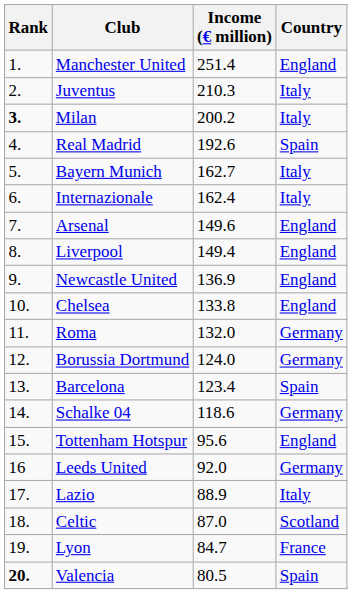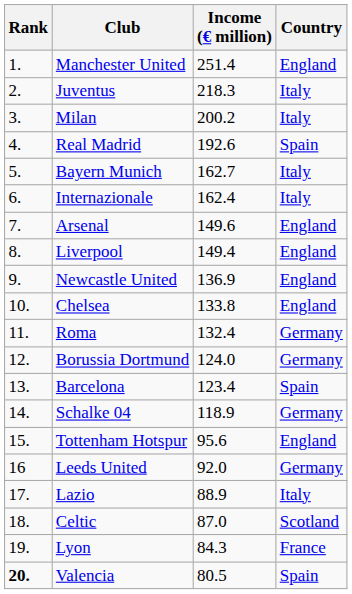(216, 90) 210.3 -> (216, 90) 218.3
(15, 117) bold -> (15, 117) normal
(216, 332) 132.0 -> (216, 332) 132.4
(216, 413) 118.6 -> (216, 413) 118.9
(212, 548) 84.7 -> (212, 548) 84.3
